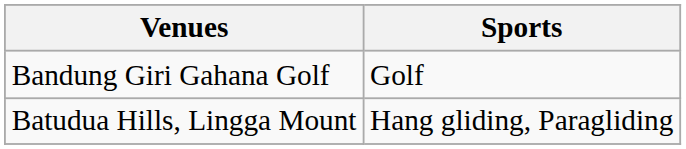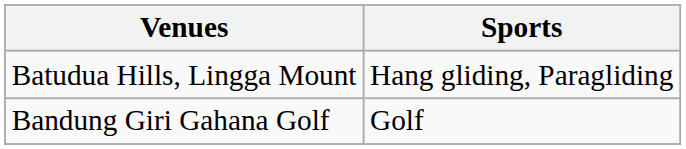rows swapped: (184, 120) <-> (171, 74)
